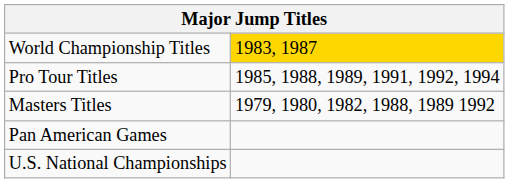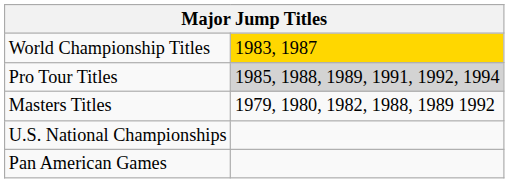(367, 76) no background -> (367, 76) lightgrey background
rows swapped: (88, 134) <-> (118, 163)
